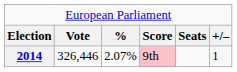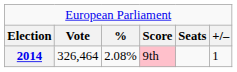(78, 56) 326,446 -> (78, 56) 326,464
(120, 56) 2.07% -> (120, 56) 2.08%
